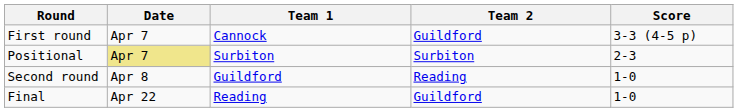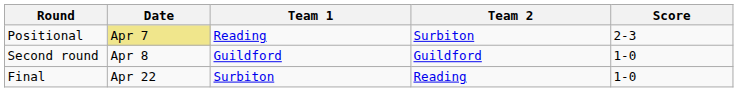- row: (49, 35)
(244, 56) Surbiton -> (240, 35) Reading
(440, 76) Reading -> (448, 56) Guildford
(240, 97) Reading -> (244, 76) Surbiton
(448, 97) Guildford -> (440, 76) Reading
